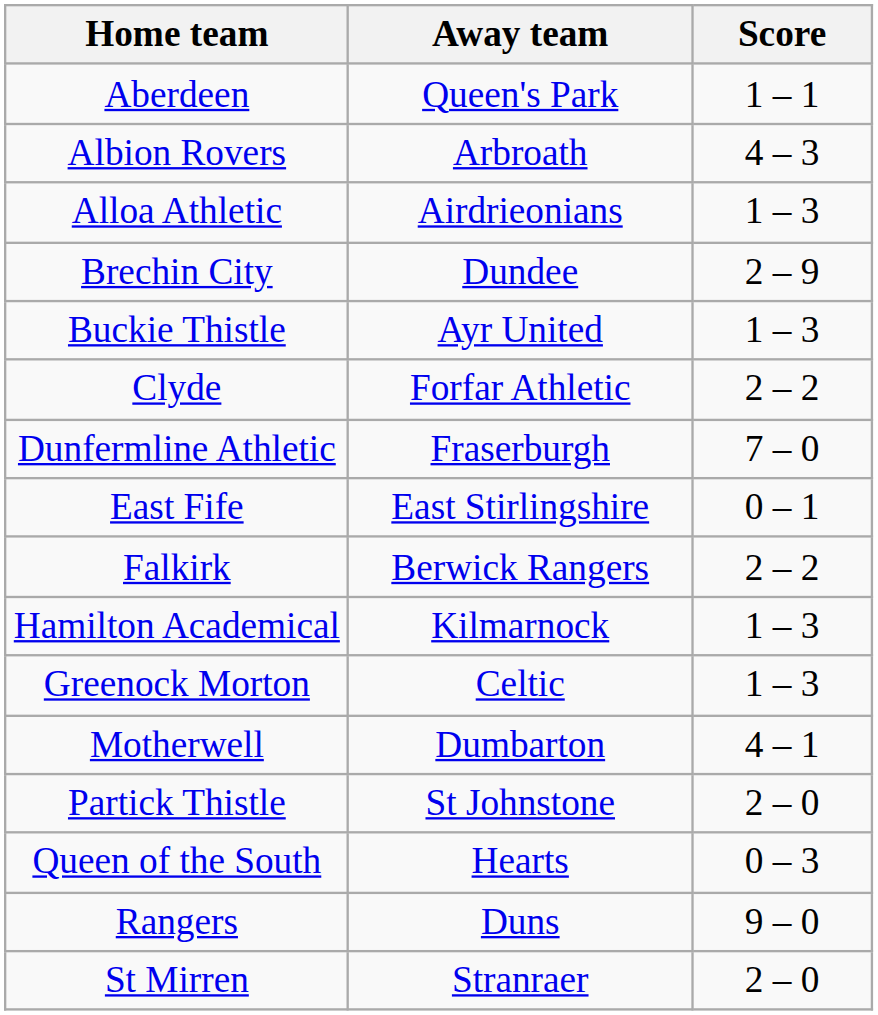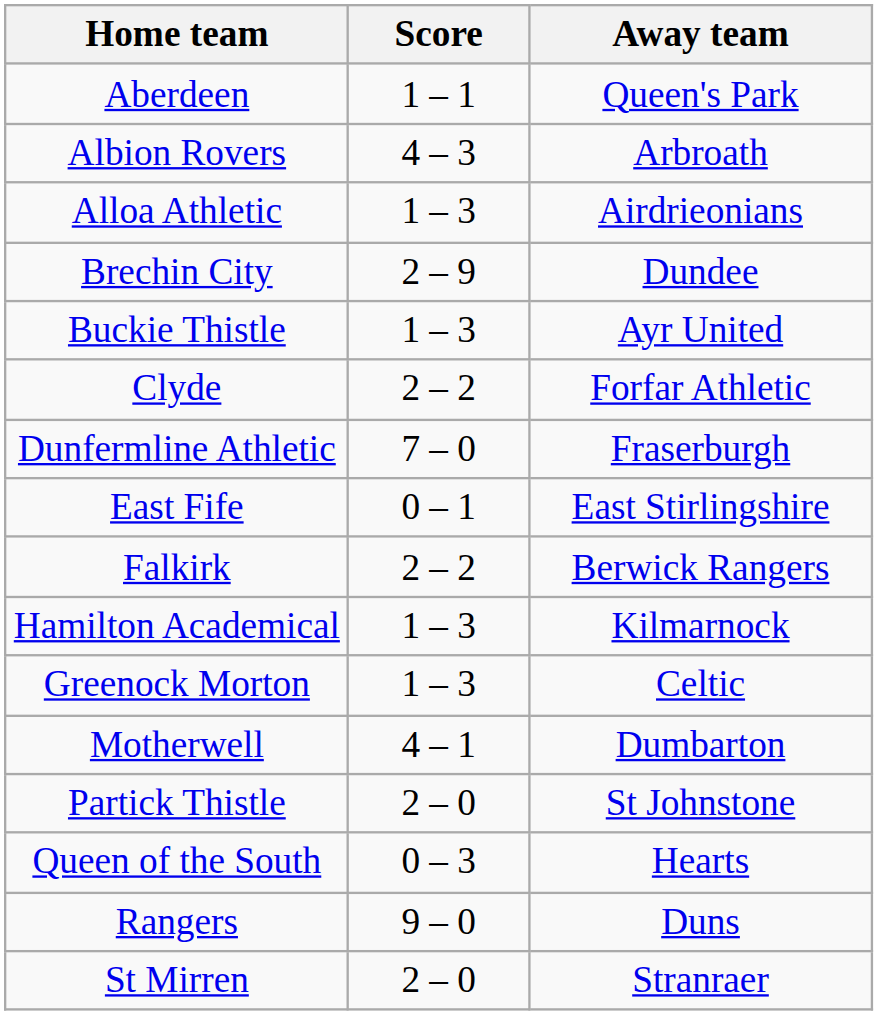columns swapped: (782, 34) <-> (520, 34)
